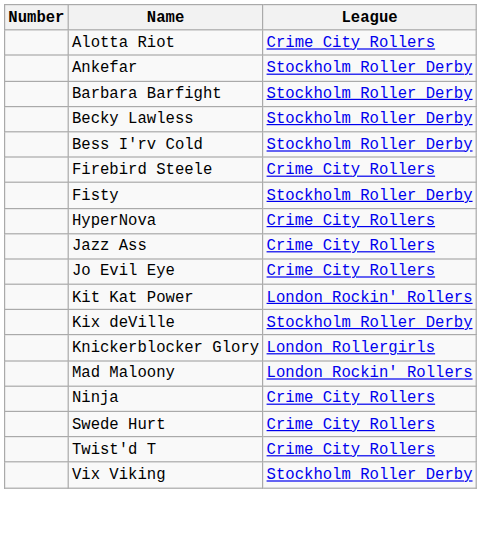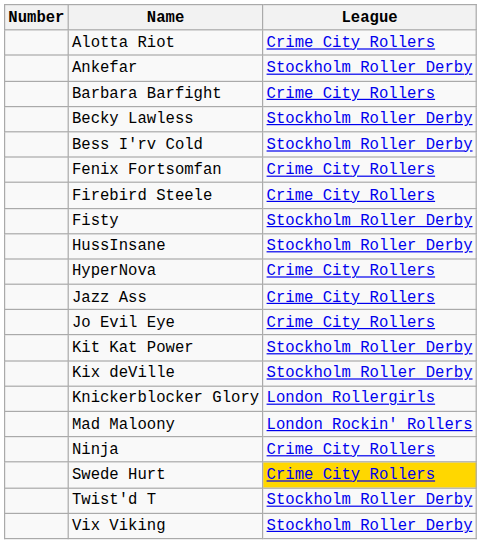(370, 94) Stockholm Roller Derby -> (351, 94) Crime City Rollers
+ row: (147, 170)
+ row: (119, 246)
(370, 297) London Rockin' Rollers -> (370, 348) Stockholm Roller Derby
(351, 424) no background -> (351, 475) gold background
(351, 450) Crime City Rollers -> (370, 500) Stockholm Roller Derby
